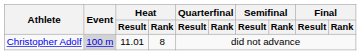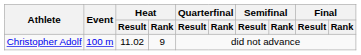(100, 43) lightgrey background -> (100, 43) no background
(132, 43) 11.01 -> (132, 43) 11.02
(162, 43) 8 -> (162, 43) 9
